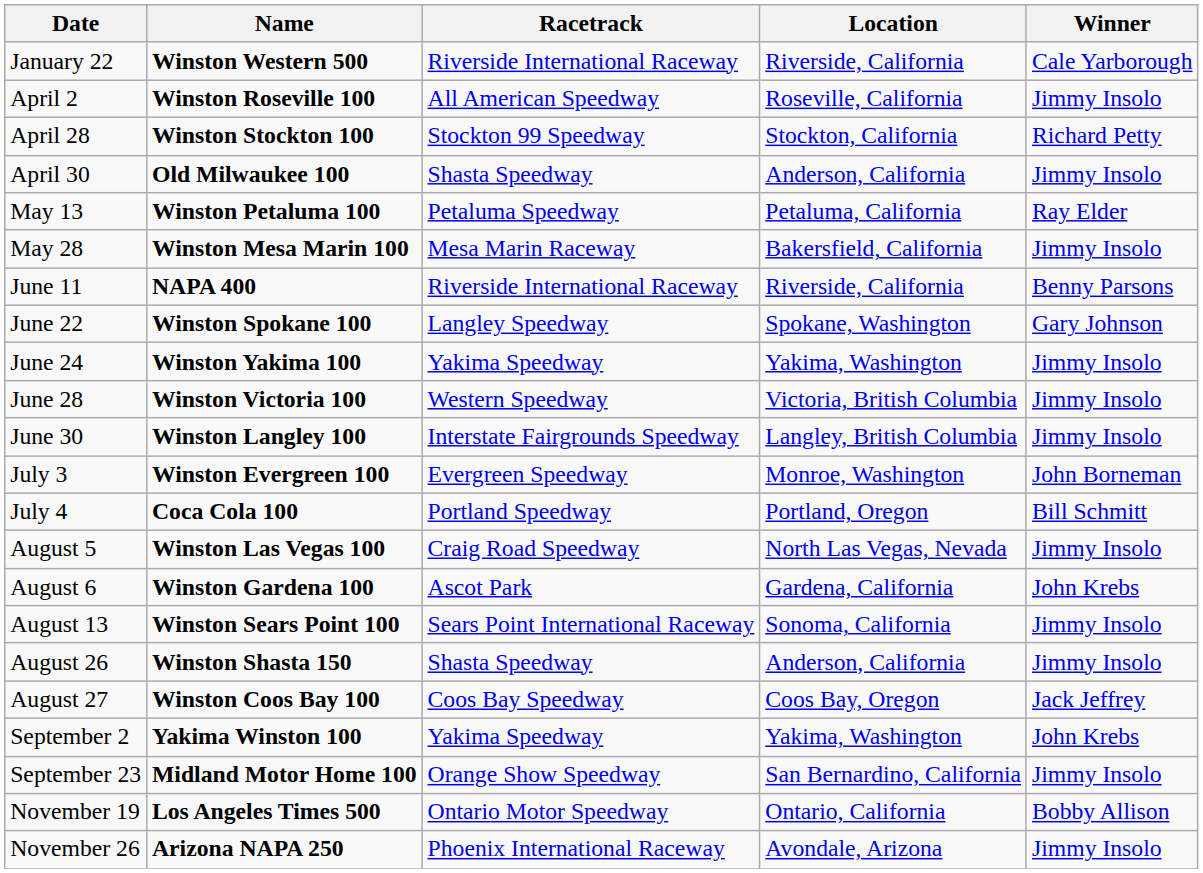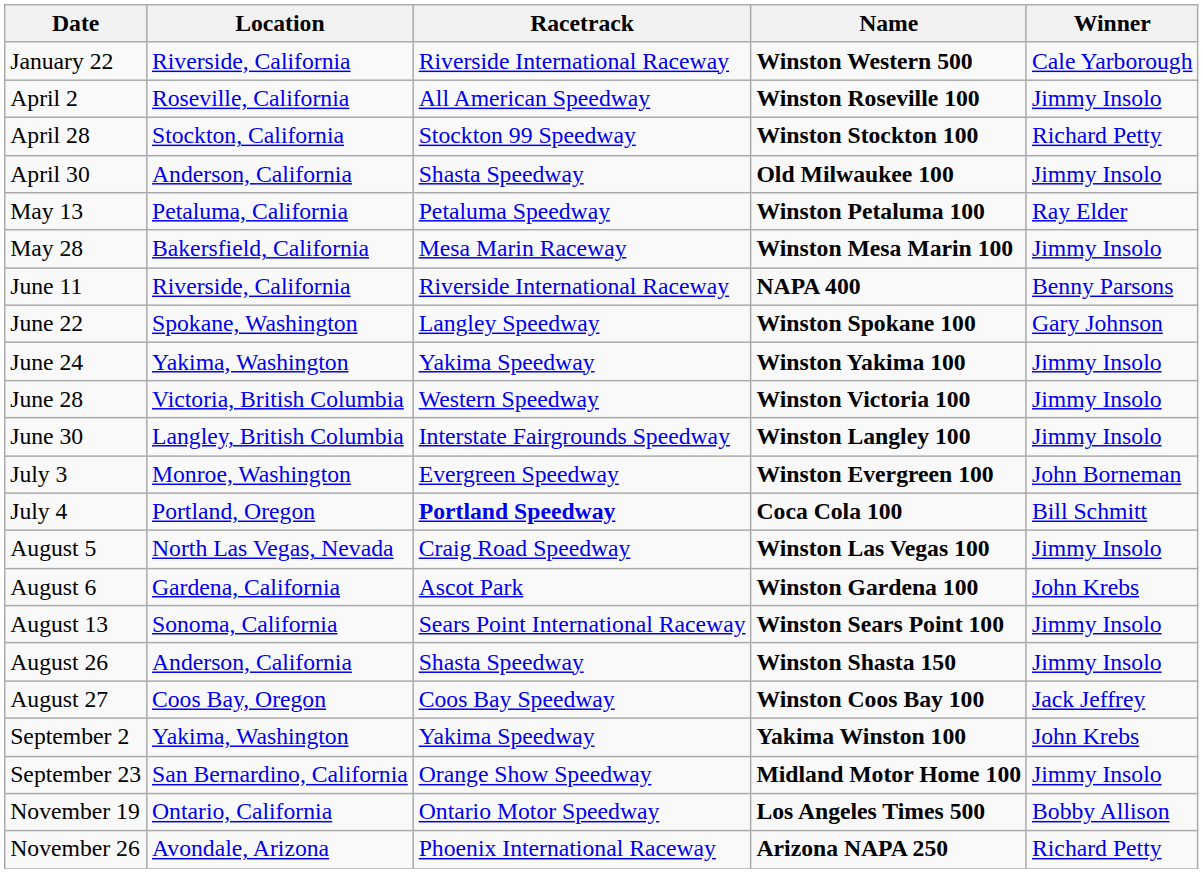columns swapped: (284, 23) <-> (893, 23)
(519, 511) normal -> (517, 511) bold
(1097, 849) Jimmy Insolo -> (1097, 849) Richard Petty
